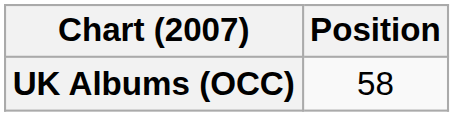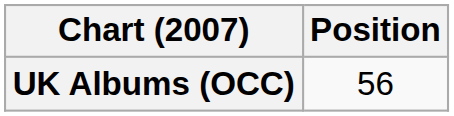(375, 83) 58 -> (375, 83) 56
